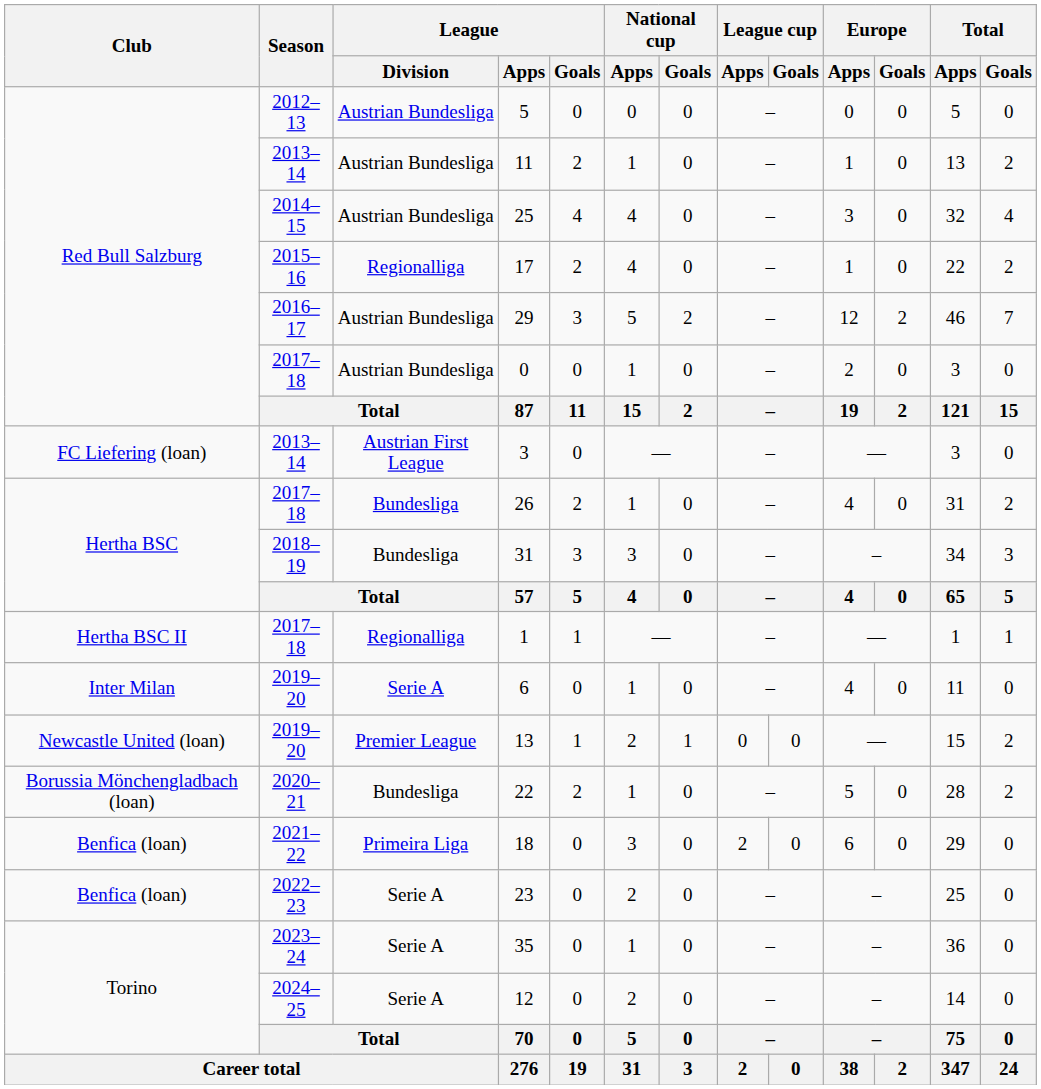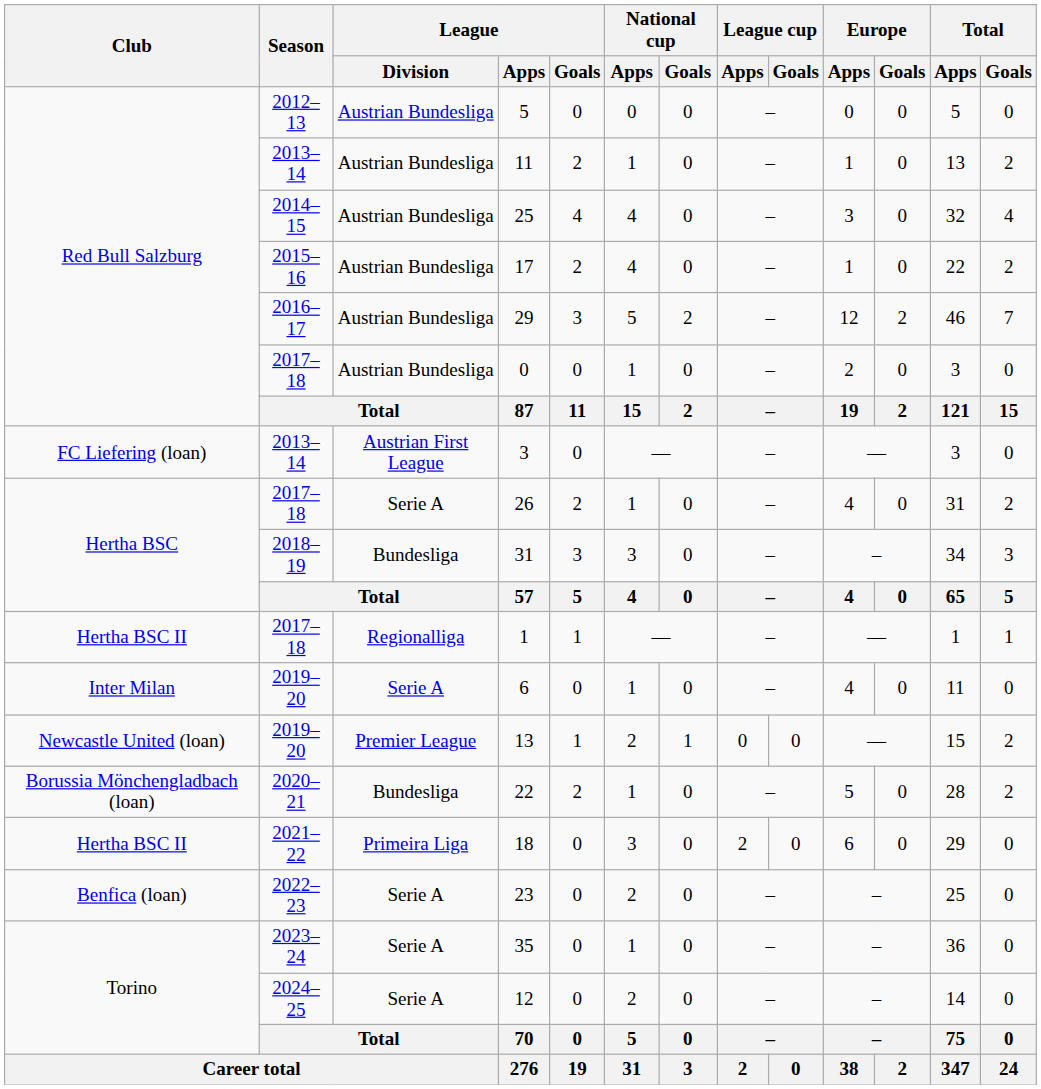(416, 266) Regionalliga -> (416, 266) Austrian Bundesliga
(416, 503) Bundesliga -> (416, 503) Serie A
(132, 843) Benfica (loan) -> (132, 843) Hertha BSC II
